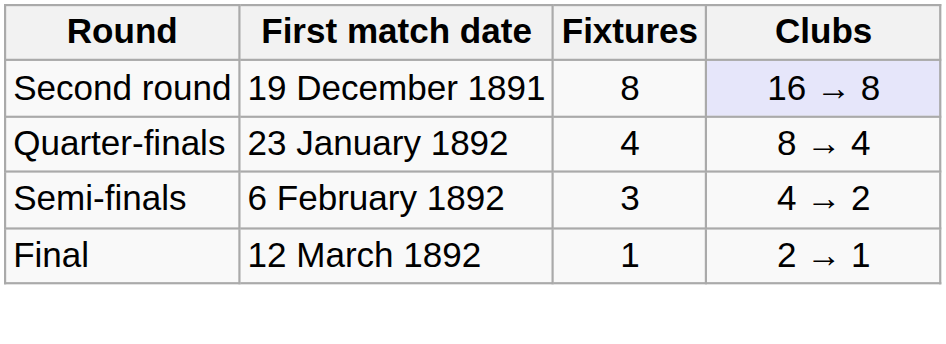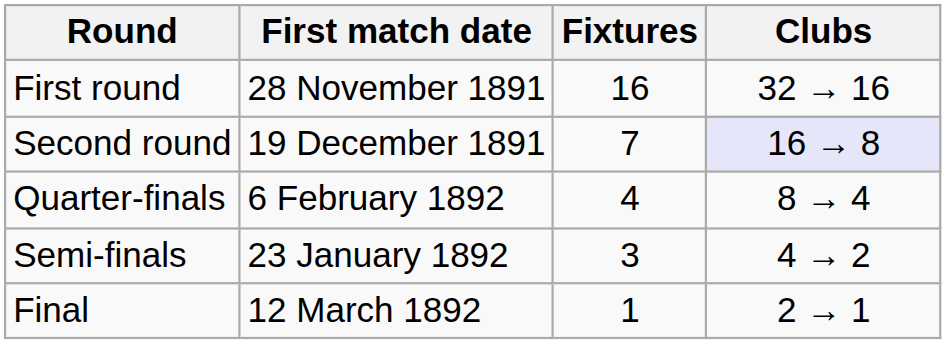+ row: (97, 87)
(630, 87) 8 -> (630, 143) 7
(378, 143) 23 January 1892 -> (376, 198) 6 February 1892
(376, 198) 6 February 1892 -> (378, 254) 23 January 1892
